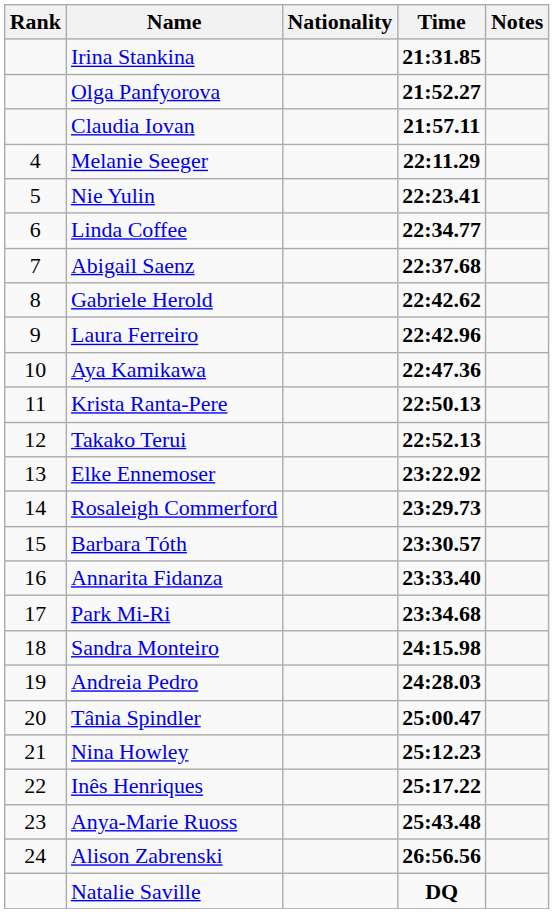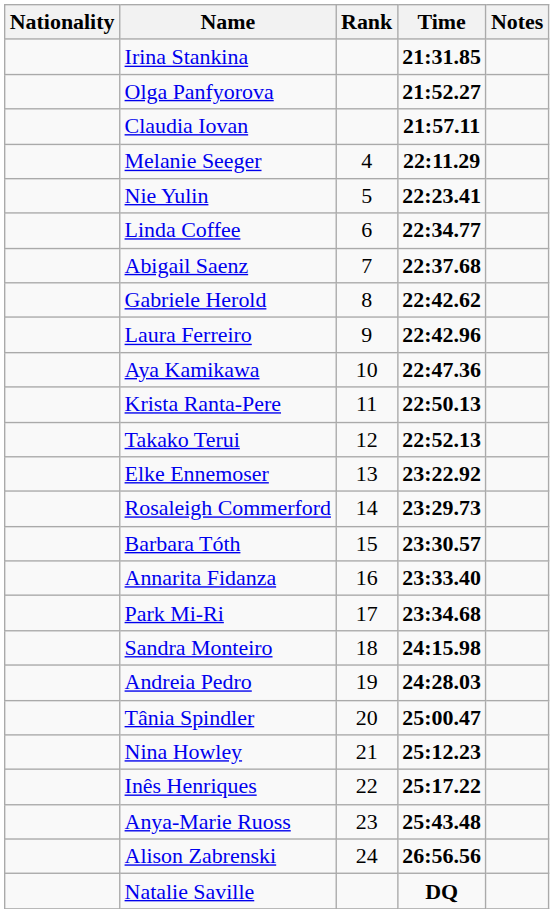columns swapped: (35, 21) <-> (340, 21)
